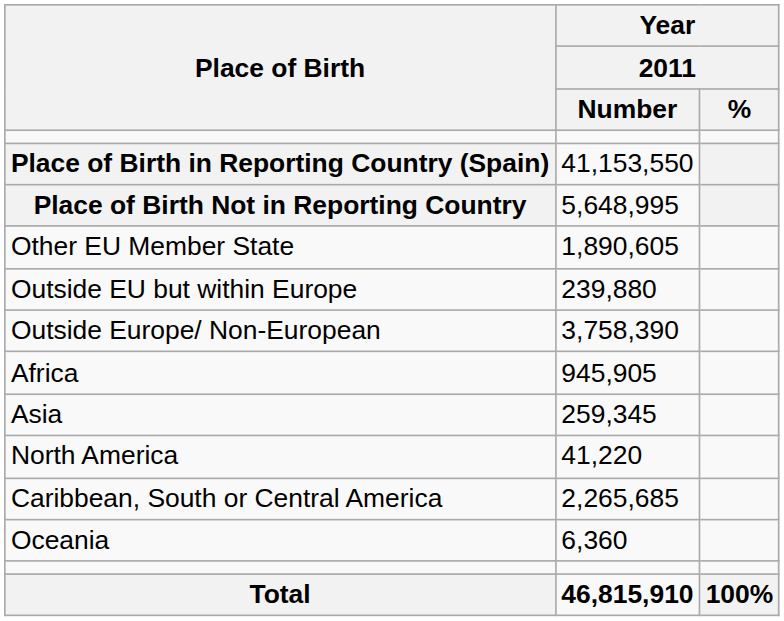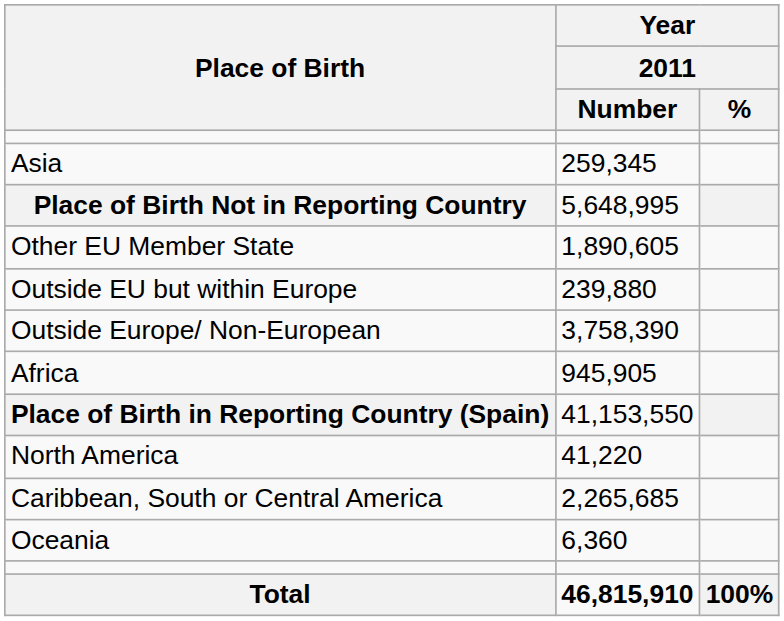rows swapped: (280, 163) <-> (37, 414)
